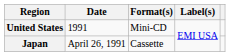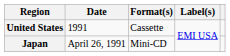(149, 28) Mini-CD -> (147, 28) Cassette
(147, 43) Cassette -> (149, 43) Mini-CD
